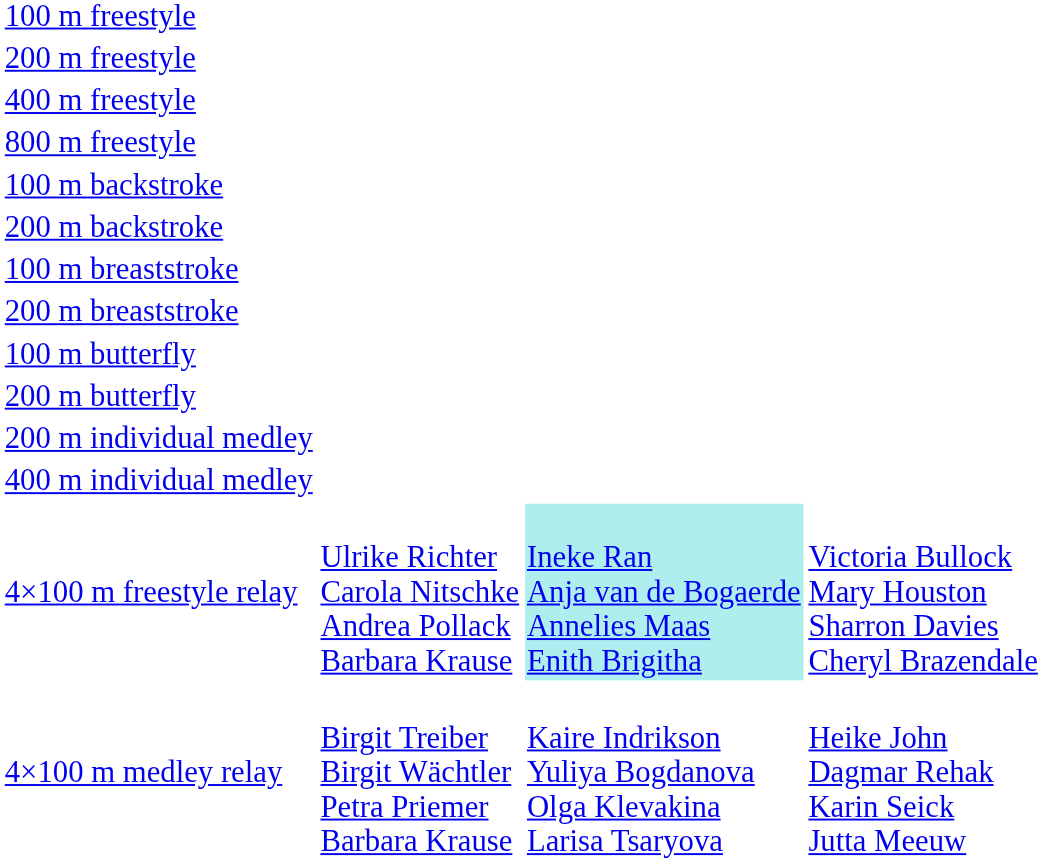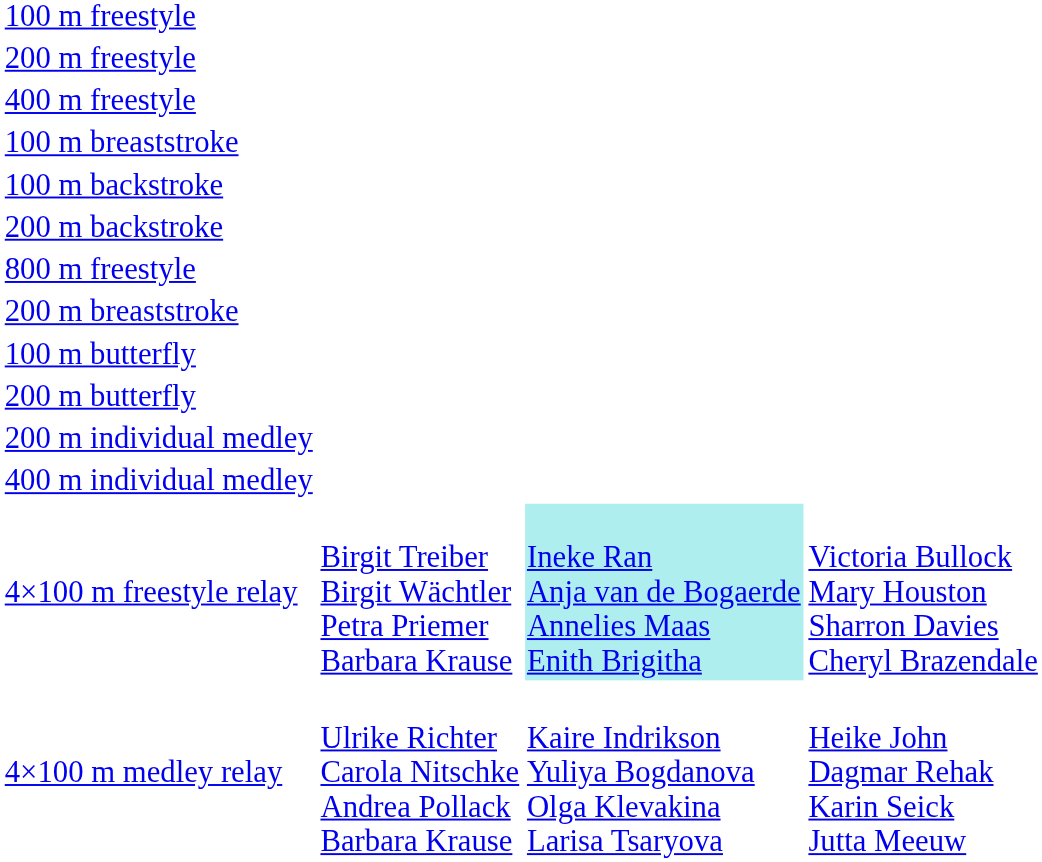rows swapped: (100, 142) <-> (122, 269)
(420, 608) Ulrike Richter Carola Nitschke Andrea Pollack Barbara Krause -> (416, 608) Birgit Treiber Birgit Wächtler Petra Priemer Barbara Krause
(416, 789) Birgit Treiber Birgit Wächtler Petra Priemer Barbara Krause -> (420, 789) Ulrike Richter Carola Nitschke Andrea Pollack Barbara Krause
